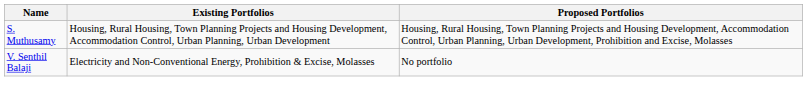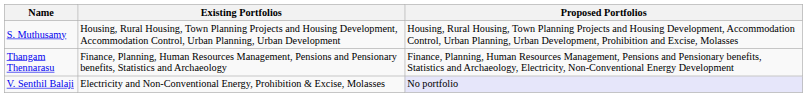+ row: (31, 62)
(427, 62) no background -> (433, 84) lavender background
